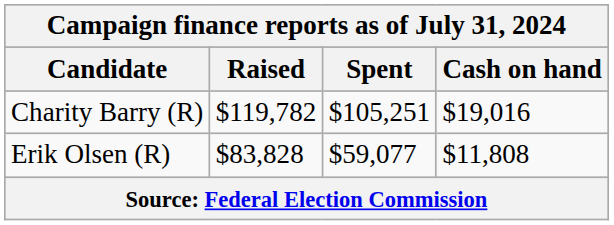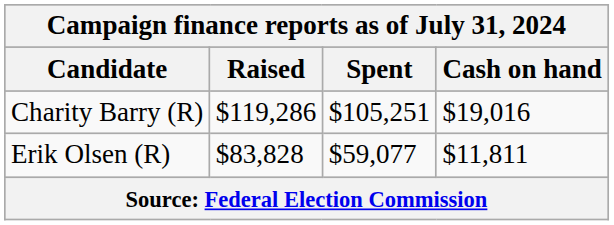(266, 111) $119,782 -> (266, 111) $119,286
(486, 154) $11,808 -> (485, 154) $11,811
